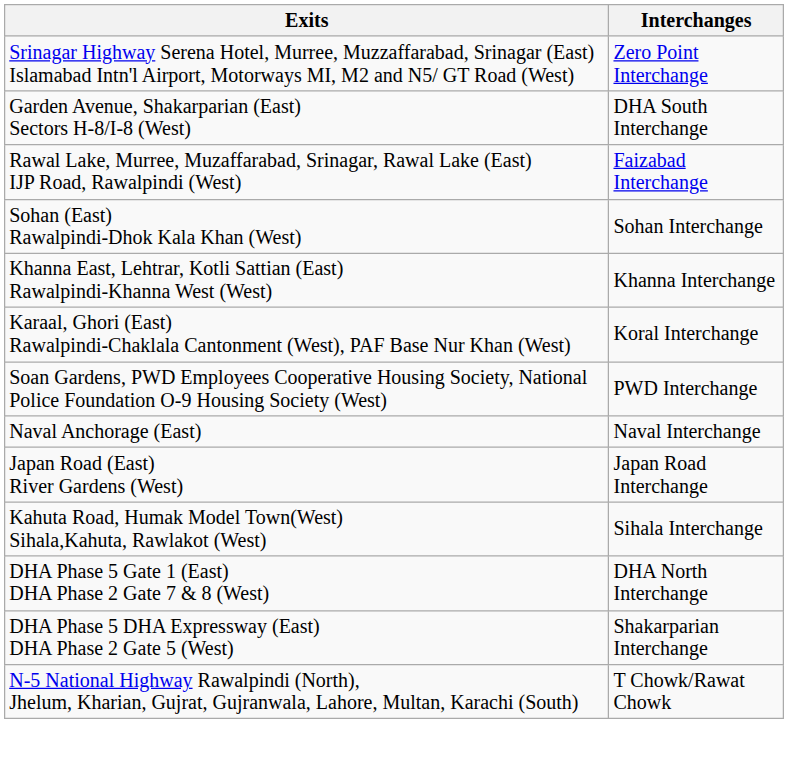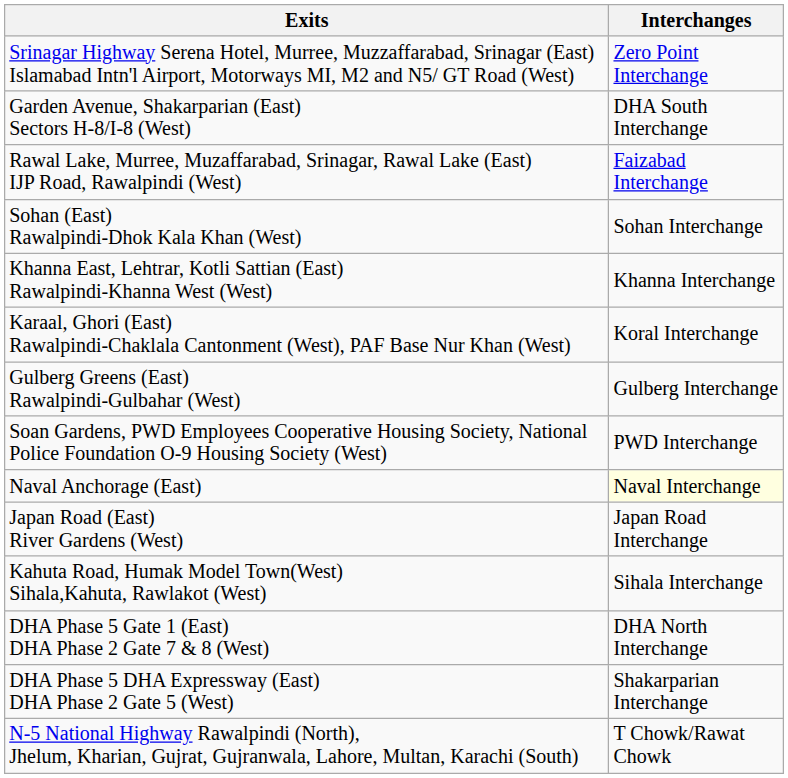+ row: (125, 388)
(687, 431) no background -> (687, 485) lightyellow background
